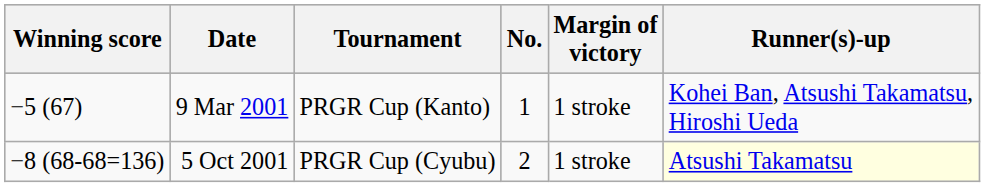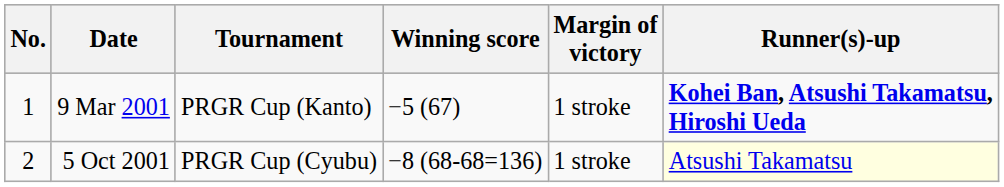columns swapped: (524, 38) <-> (87, 38)
(821, 107) normal -> (831, 107) bold
